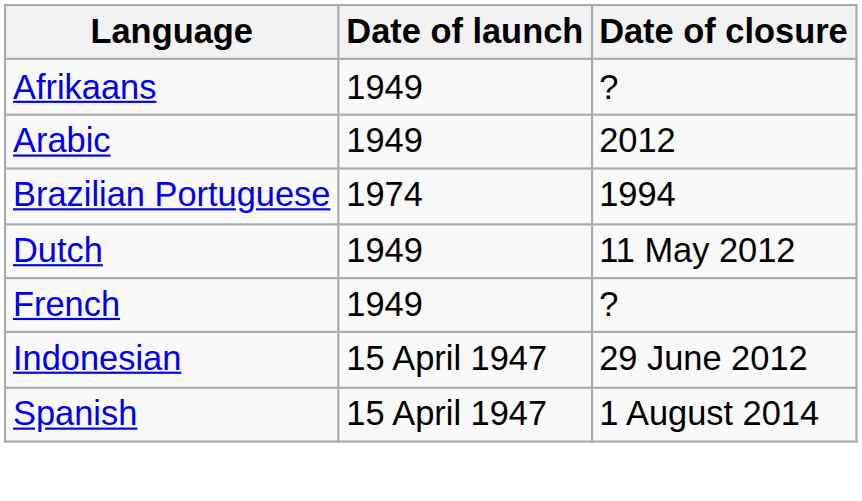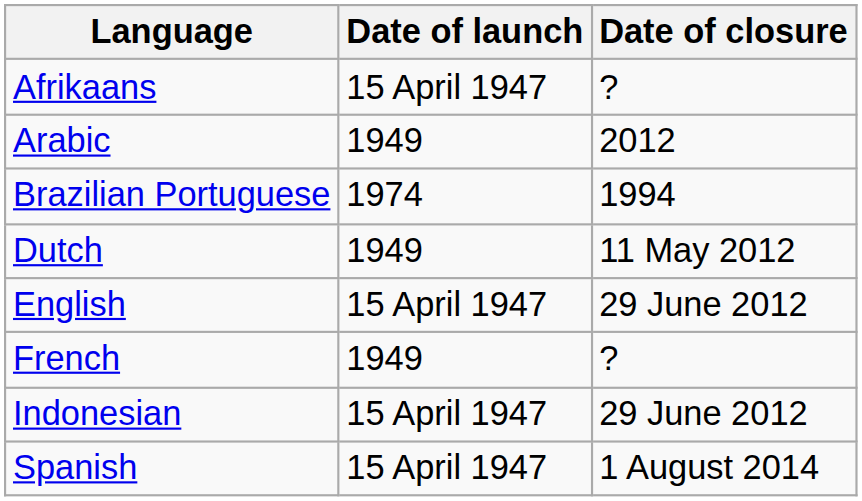(385, 86) 1949 -> (447, 86) 15 April 1947
+ row: (69, 304)
